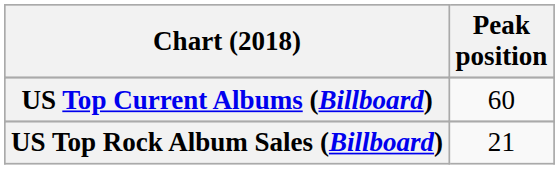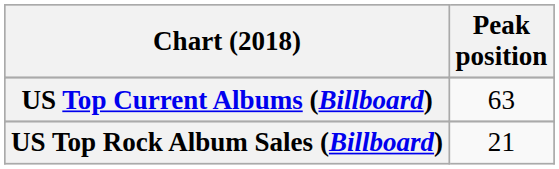(501, 99) 60 -> (501, 99) 63
